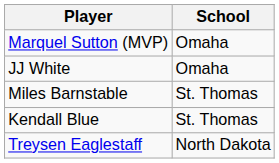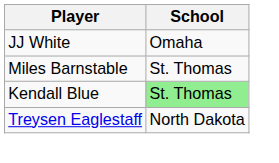- row: (88, 42)
(217, 119) no background -> (191, 94) lightgreen background
